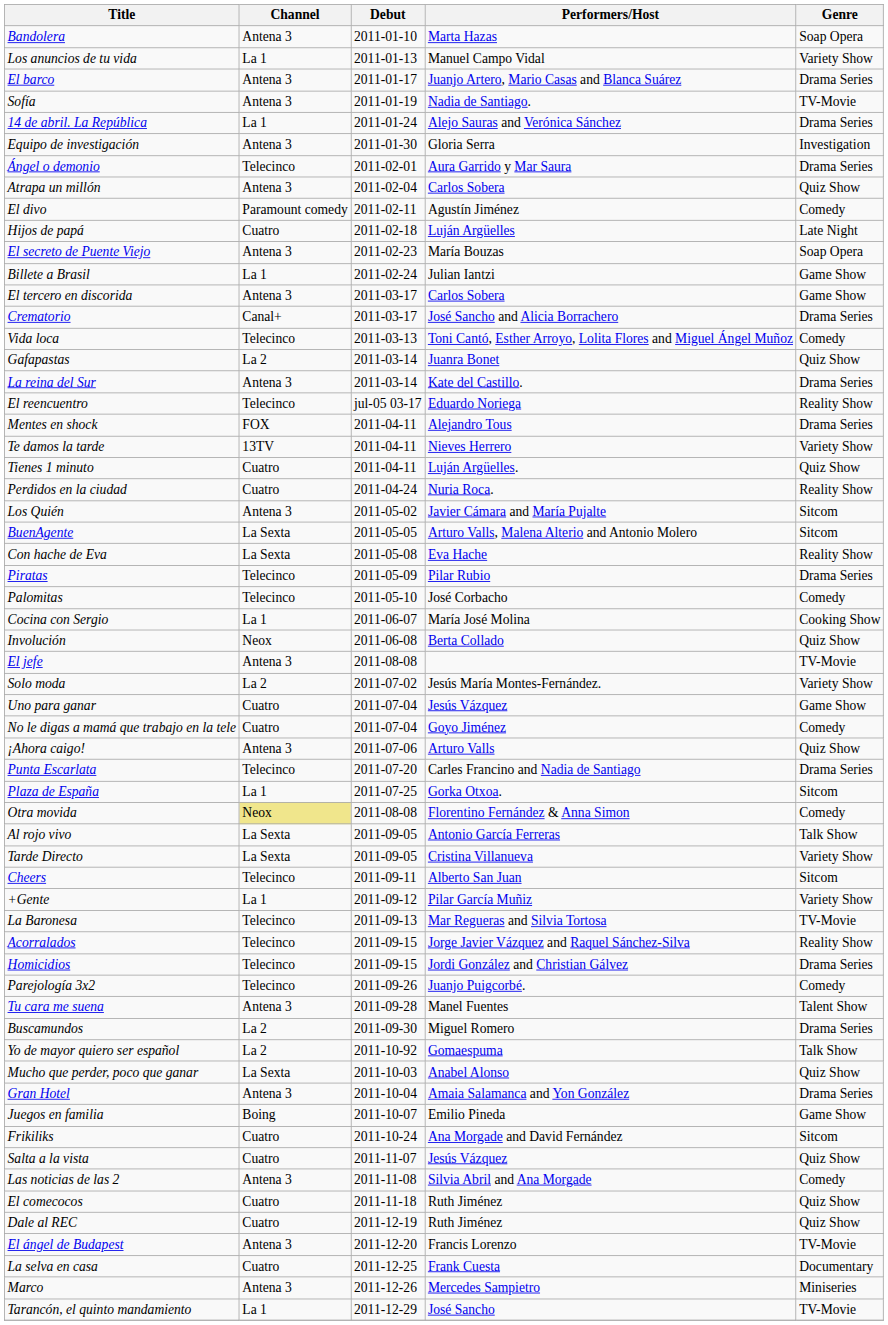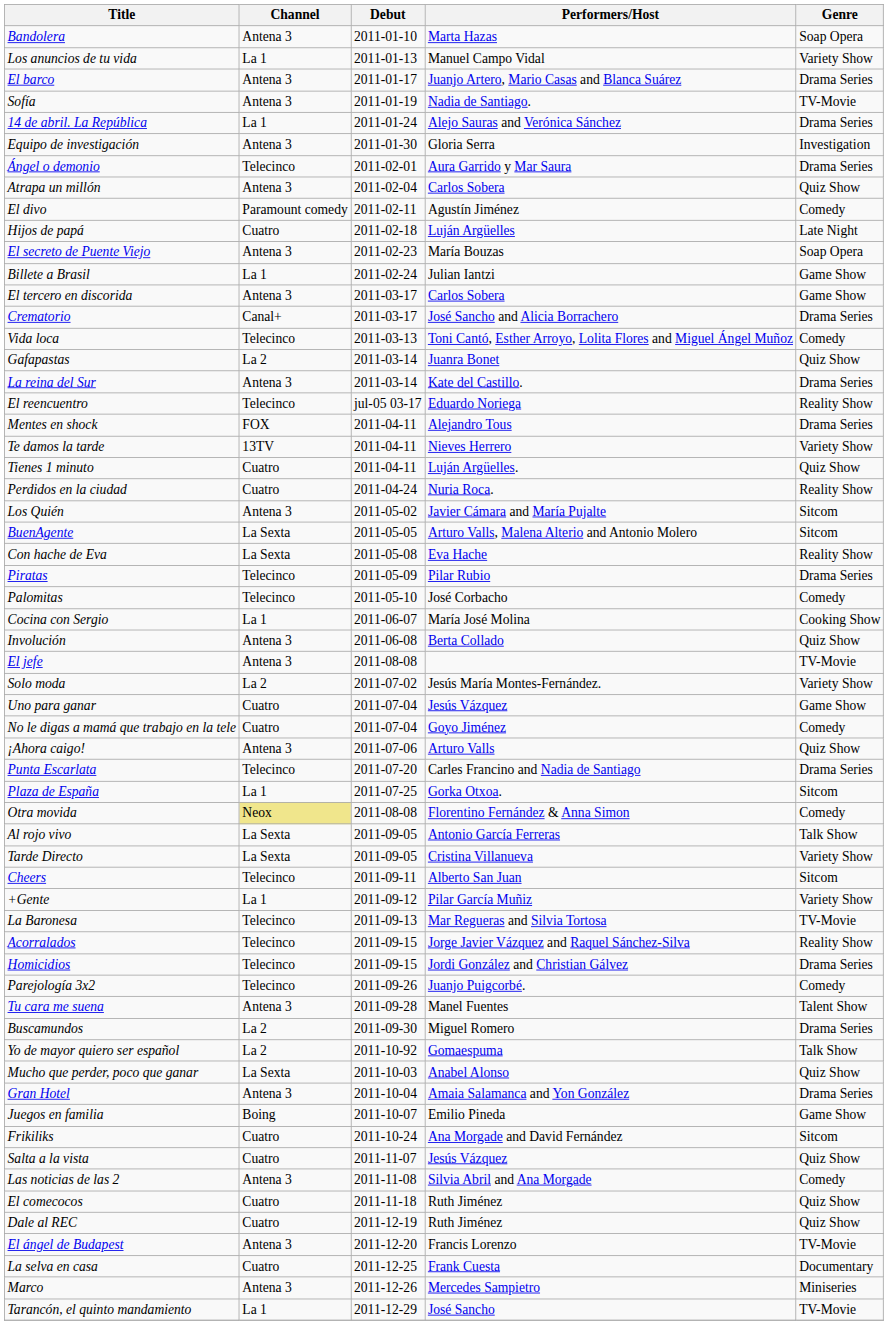(257, 640) Neox -> (267, 640) Antena 3
